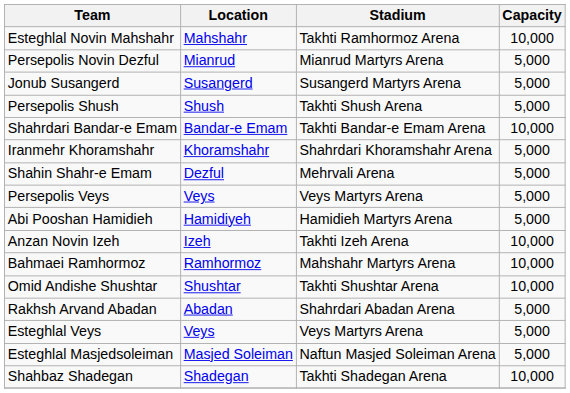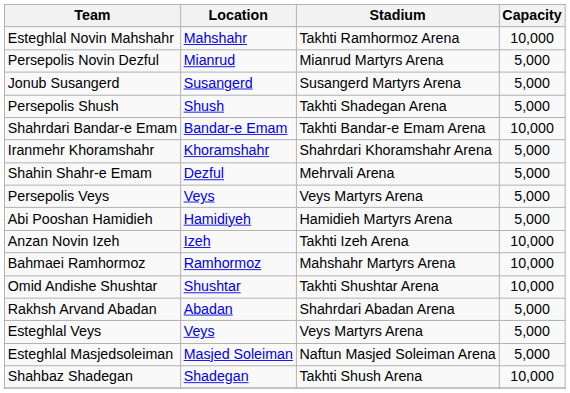(361, 106) Takhti Shush Arena -> (373, 106) Takhti Shadegan Arena
(373, 377) Takhti Shadegan Arena -> (361, 377) Takhti Shush Arena
